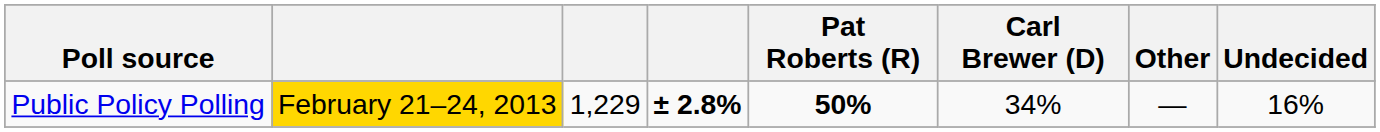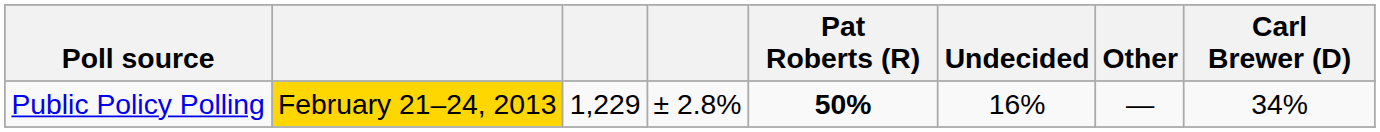columns swapped: (1033, 42) <-> (1296, 58)
(698, 103) bold -> (698, 103) normal
